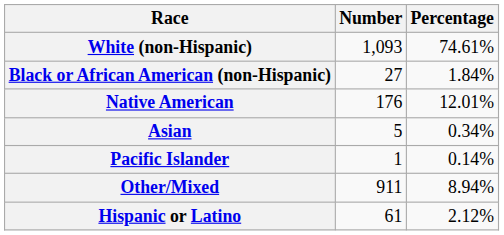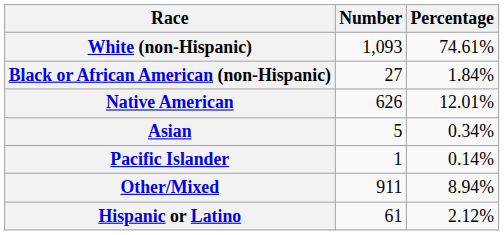(389, 103) 176 -> (389, 103) 626
